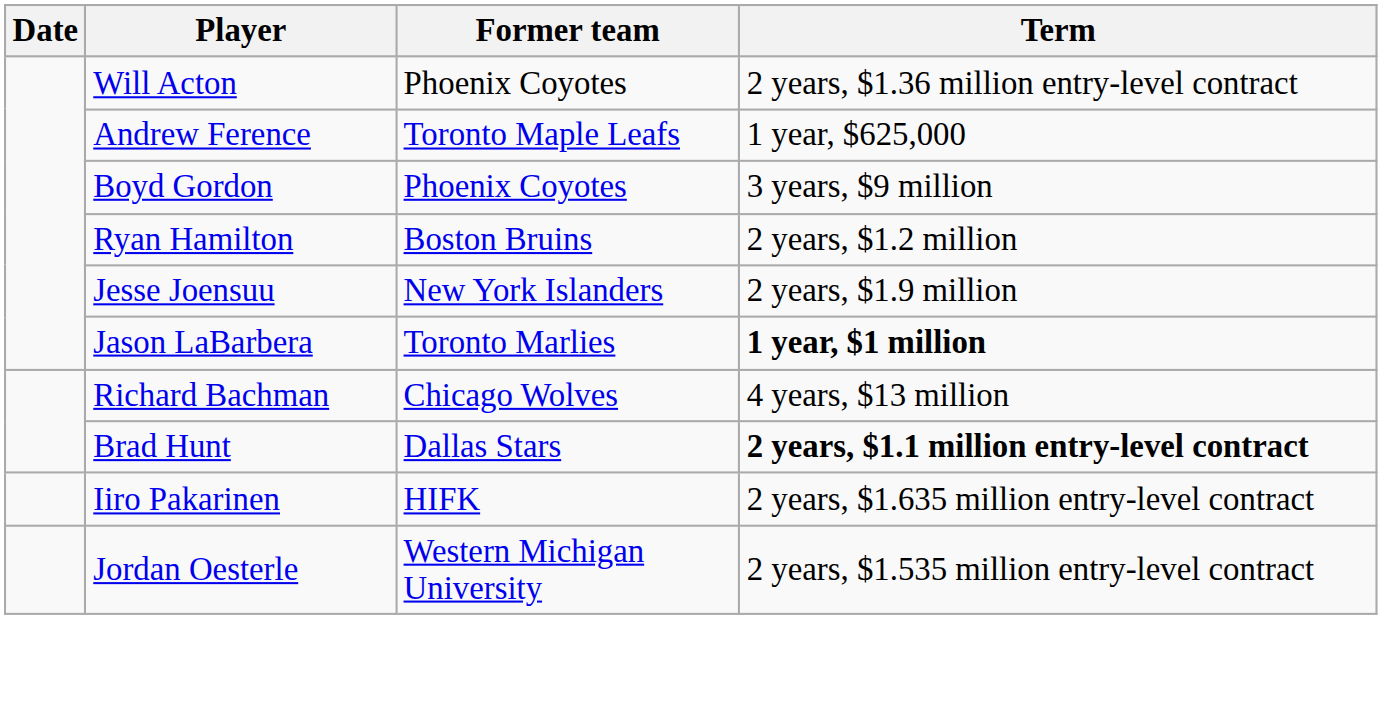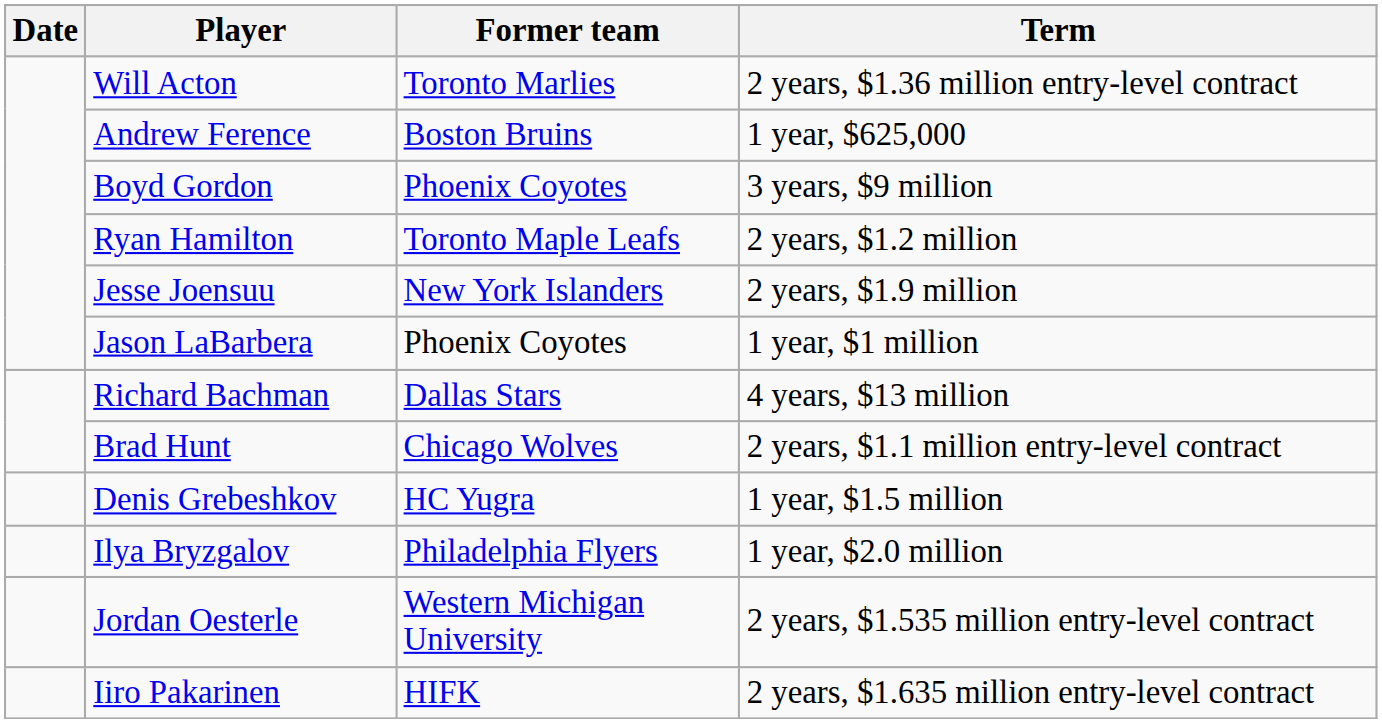(515, 82) Phoenix Coyotes -> (509, 82) Toronto Marlies
(542, 134) Toronto Maple Leafs -> (498, 134) Boston Bruins
(498, 238) Boston Bruins -> (542, 238) Toronto Maple Leafs
(509, 342) Toronto Marlies -> (515, 342) Phoenix Coyotes
(866, 342) bold -> (863, 342) normal
(511, 394) Chicago Wolves -> (482, 394) Dallas Stars
(482, 446) Dallas Stars -> (511, 446) Chicago Wolves
(1028, 446) bold -> (1014, 446) normal
+ row: (215, 498)
+ row: (191, 550)
rows swapped: (196, 569) <-> (187, 498)
